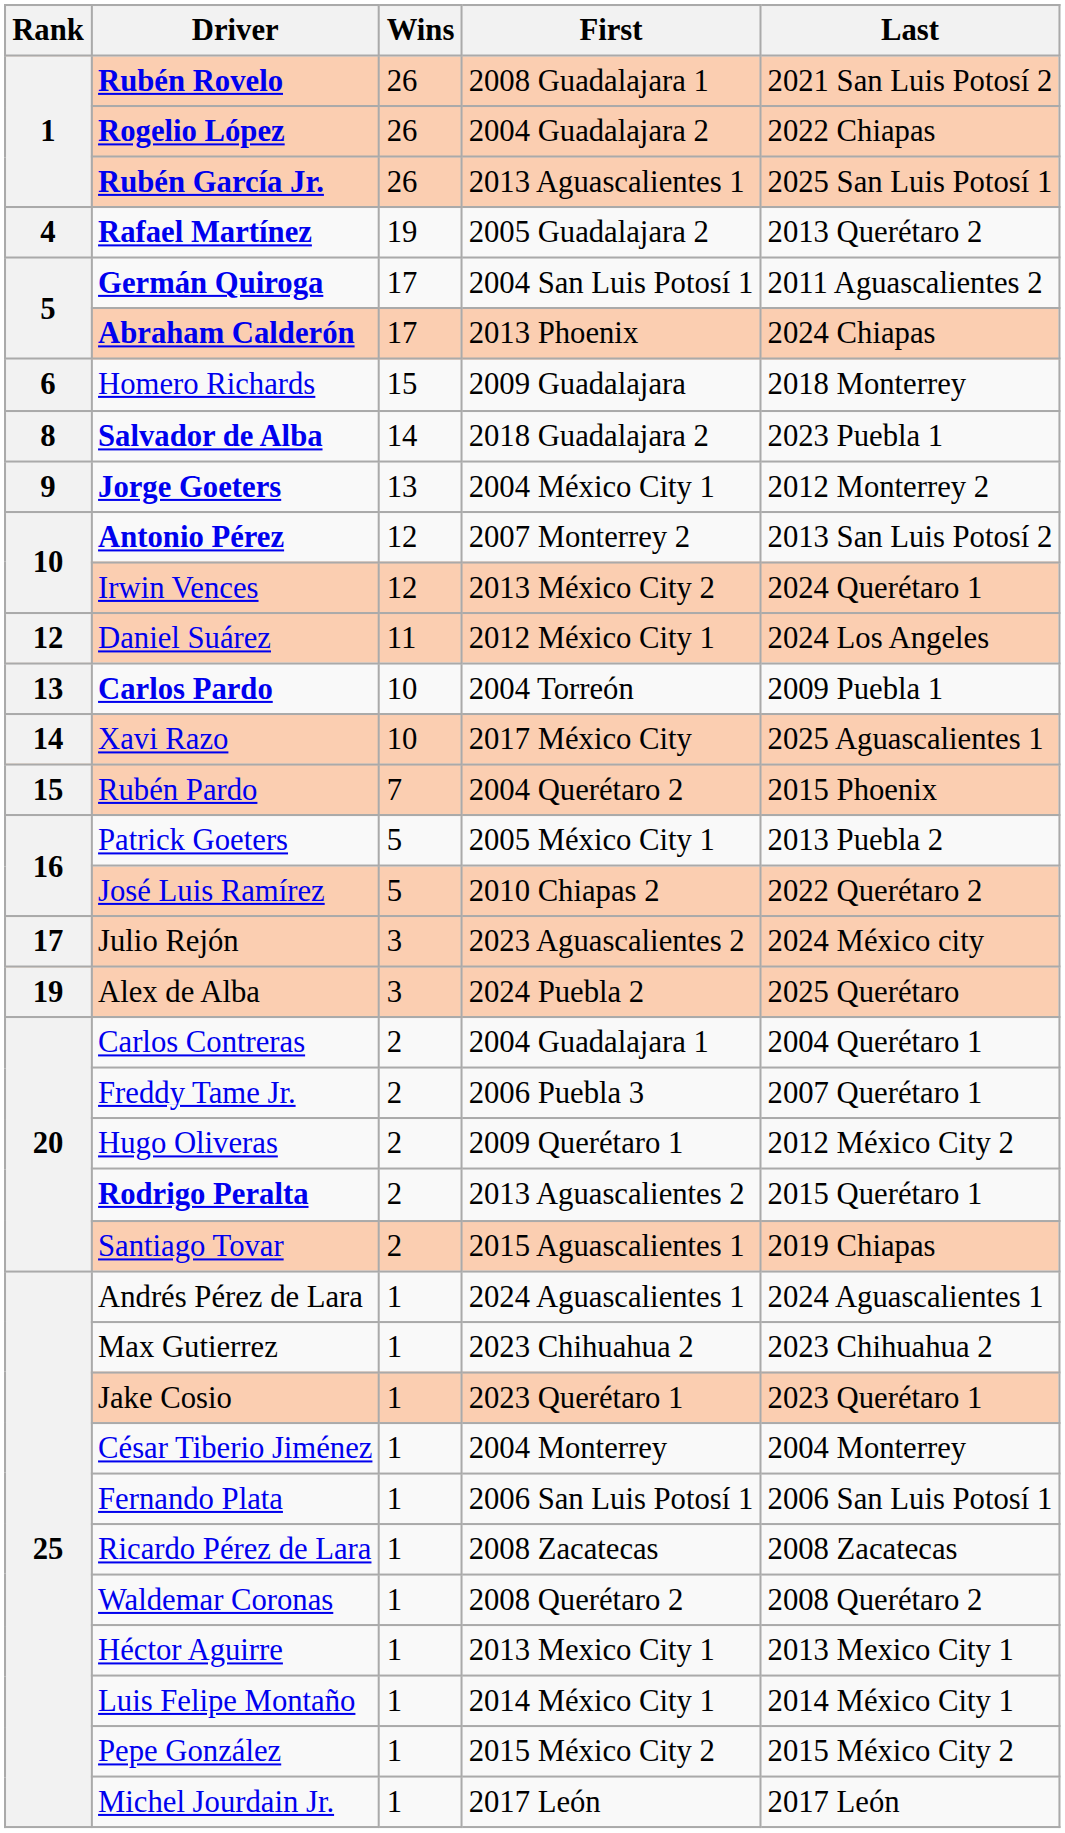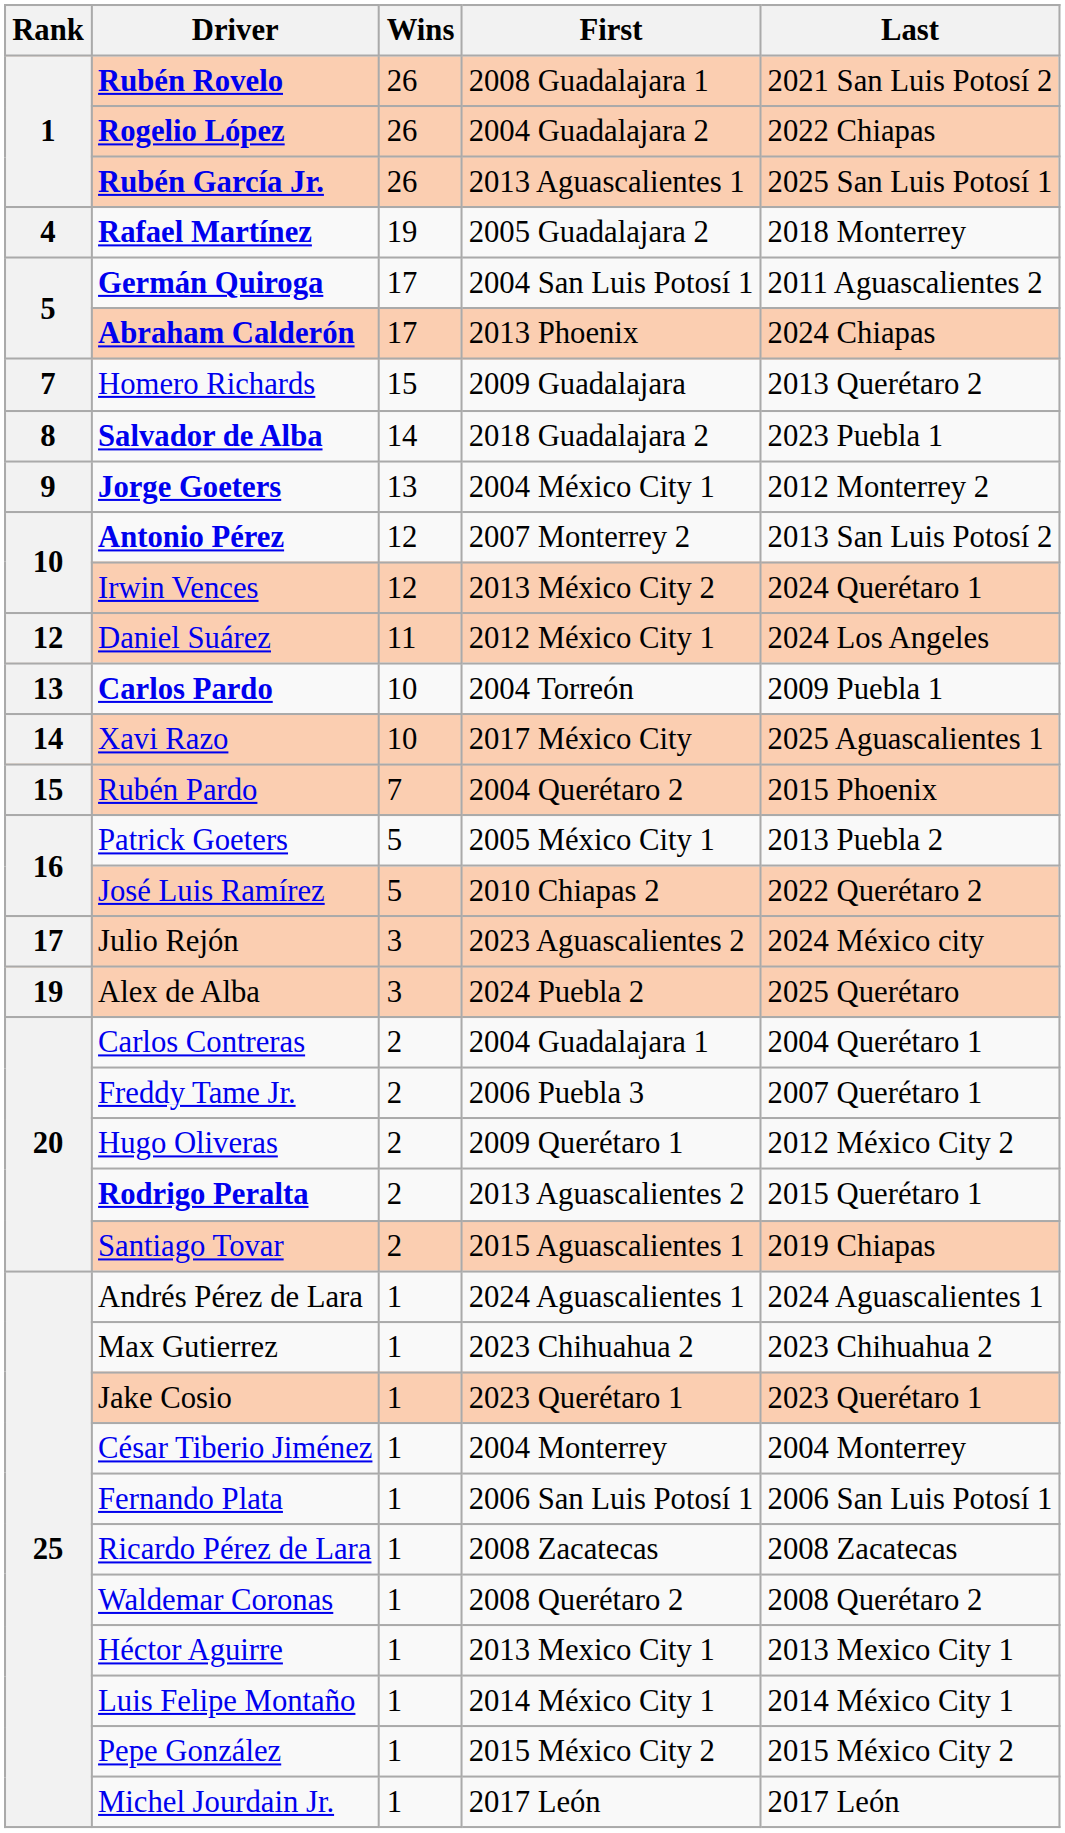(875, 232) 2013 Querétaro 2 -> (867, 232) 2018 Monterrey
(48, 384) 6 -> (48, 384) 7
(867, 384) 2018 Monterrey -> (875, 384) 2013 Querétaro 2
